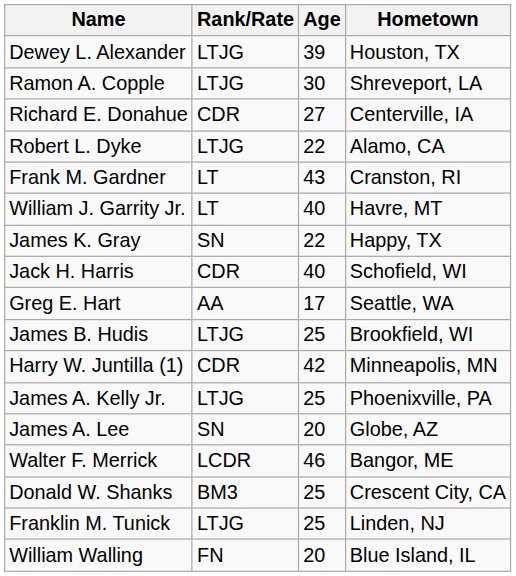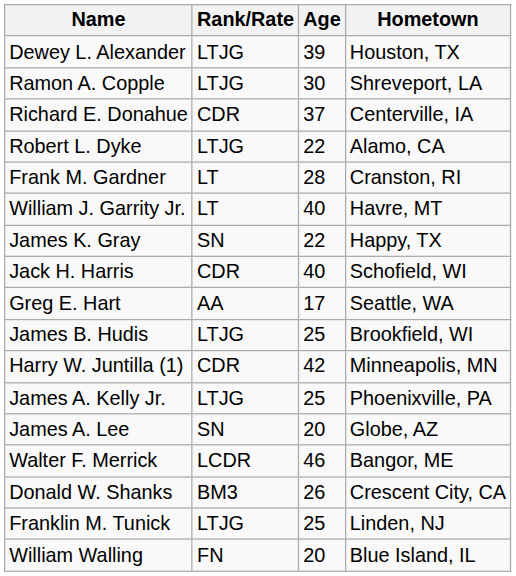(314, 114) 27 -> (314, 114) 37
(314, 177) 43 -> (314, 177) 28
(314, 492) 25 -> (314, 492) 26
